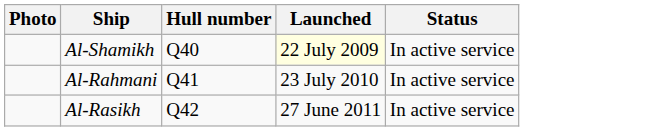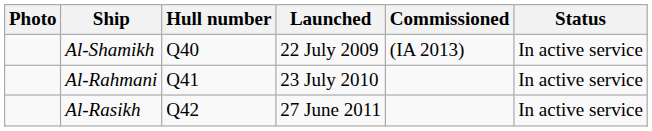+ column: (450, 19)
(329, 49) lightyellow background -> (329, 49) no background
